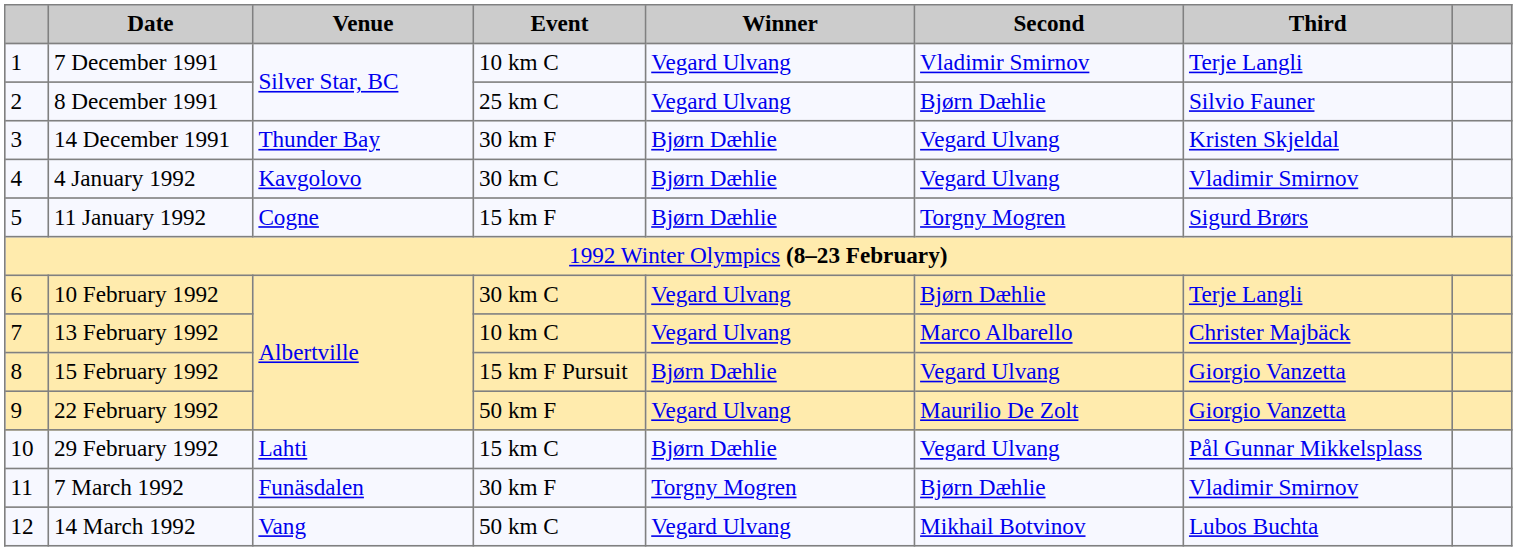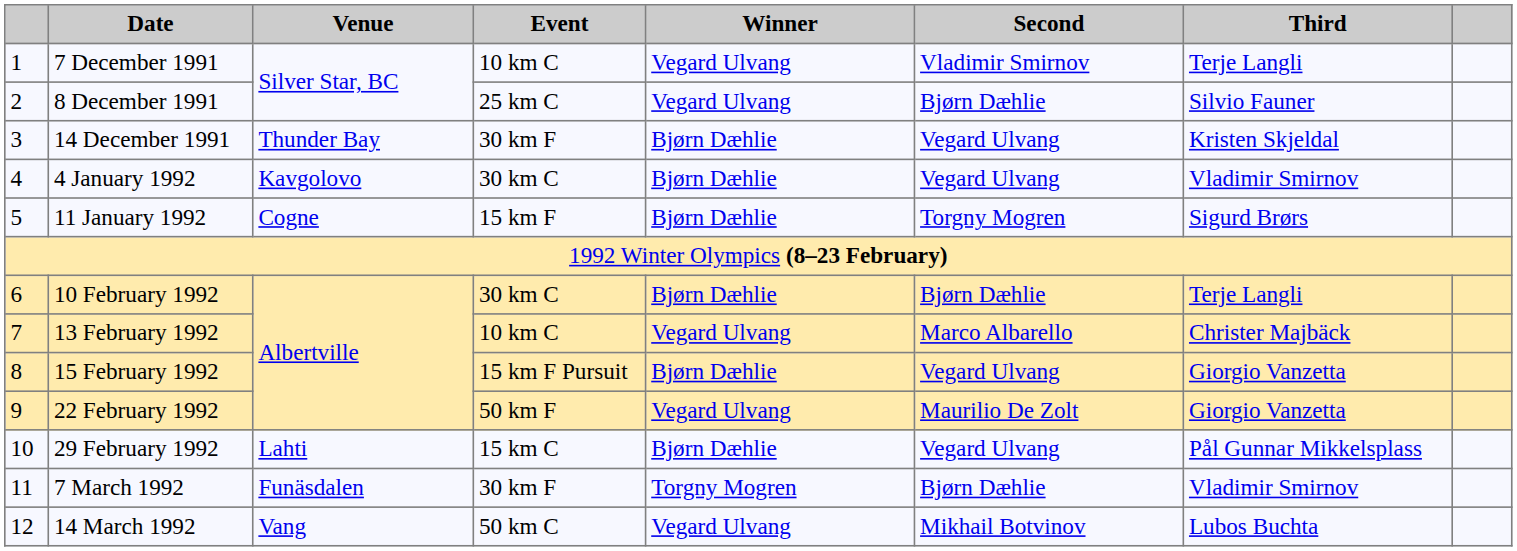(721, 294) Vegard Ulvang -> (714, 294) Bjørn Dæhlie
